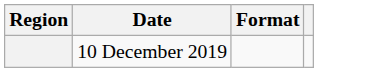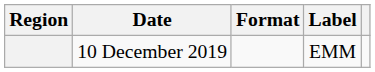+ column: (333, 20)
